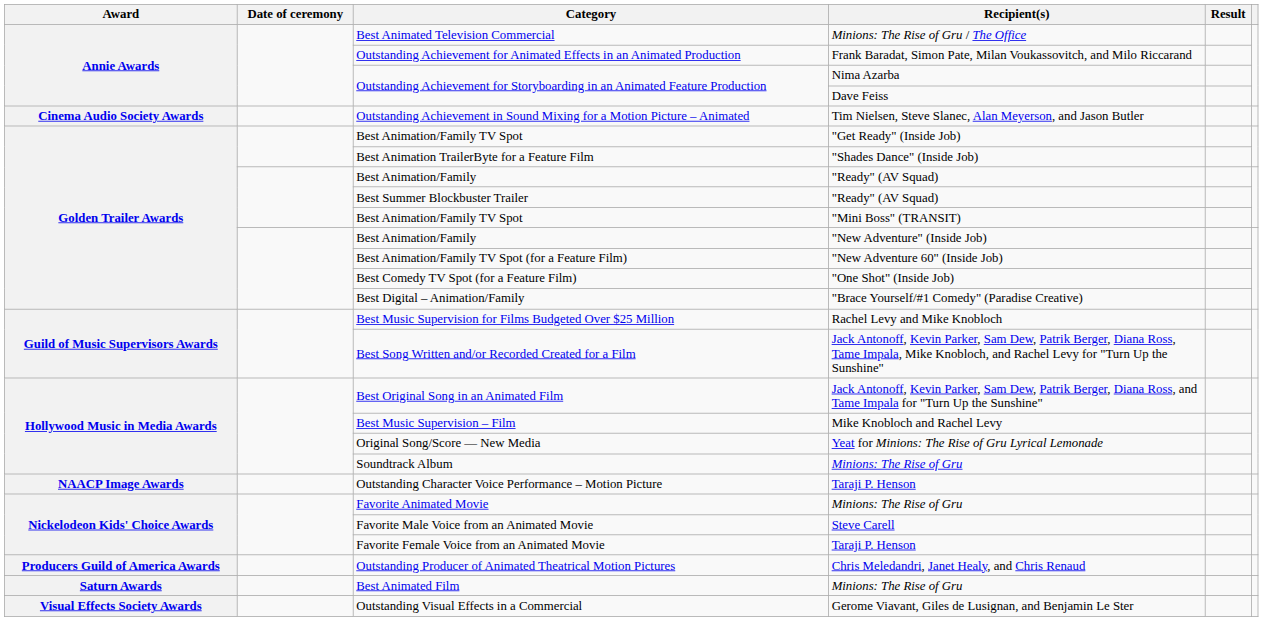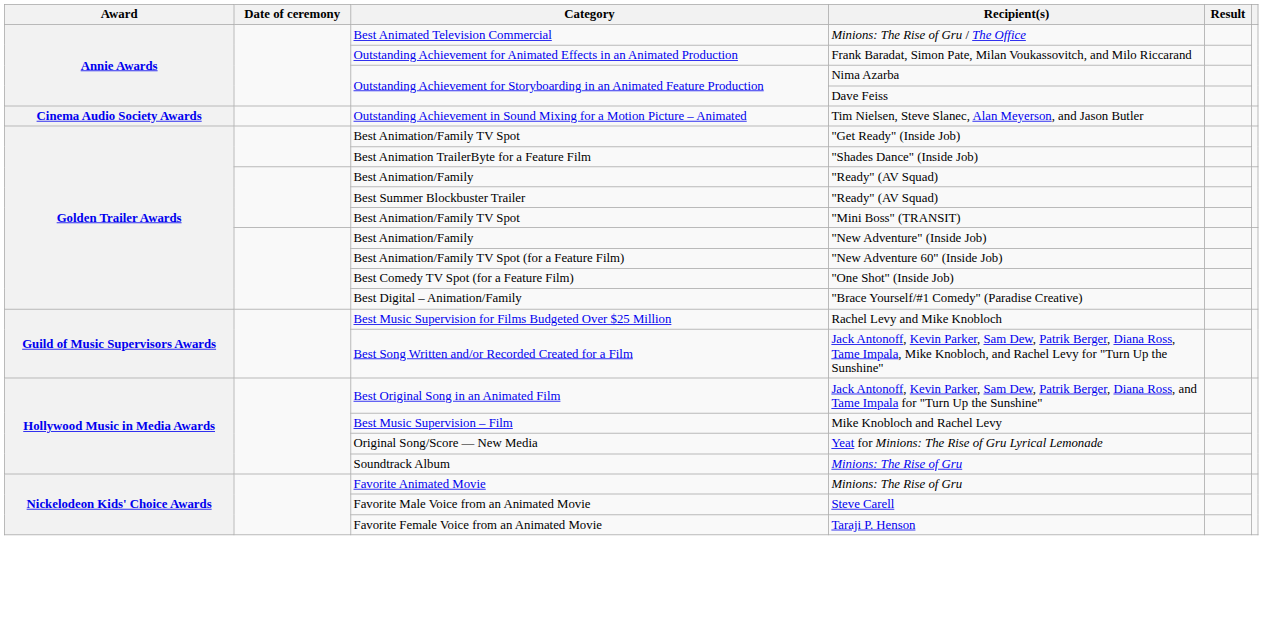- row: (509, 484)
- row: (516, 565)
- row: (408, 585)
- row: (469, 605)
